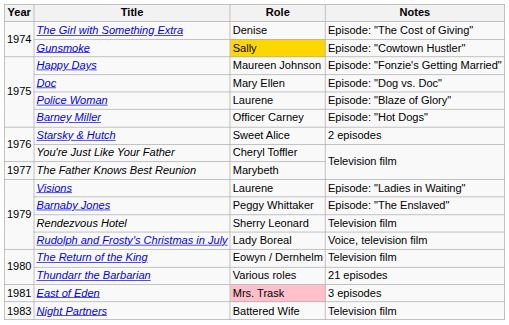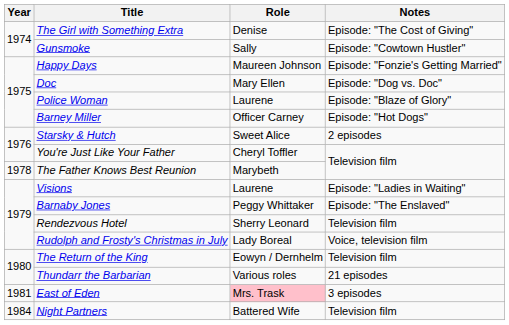(245, 48) gold background -> (245, 48) no background
(19, 170) 1977 -> (19, 170) 1978
(19, 310) 1983 -> (19, 310) 1984
